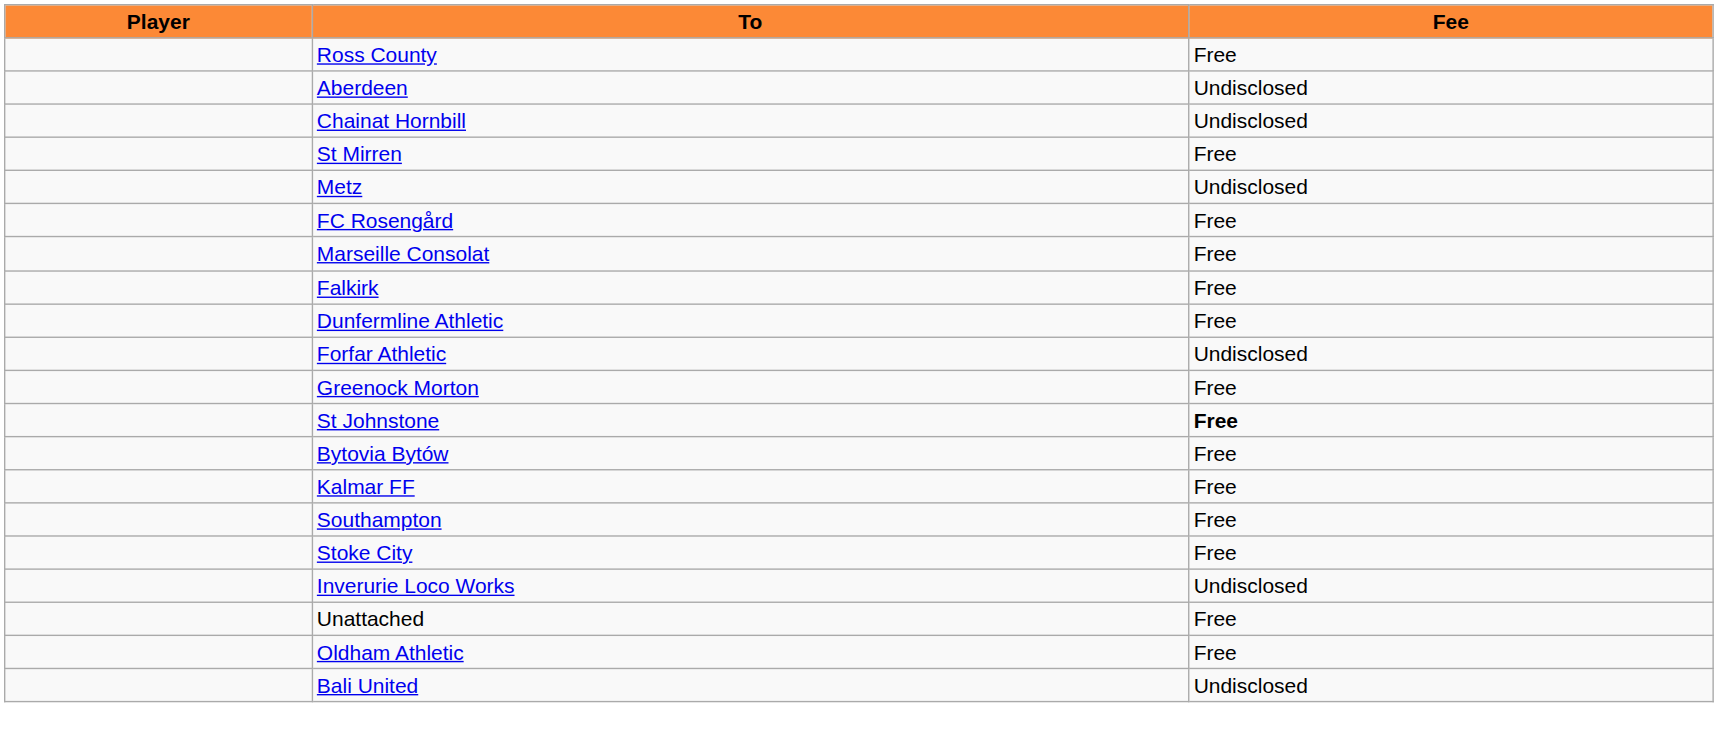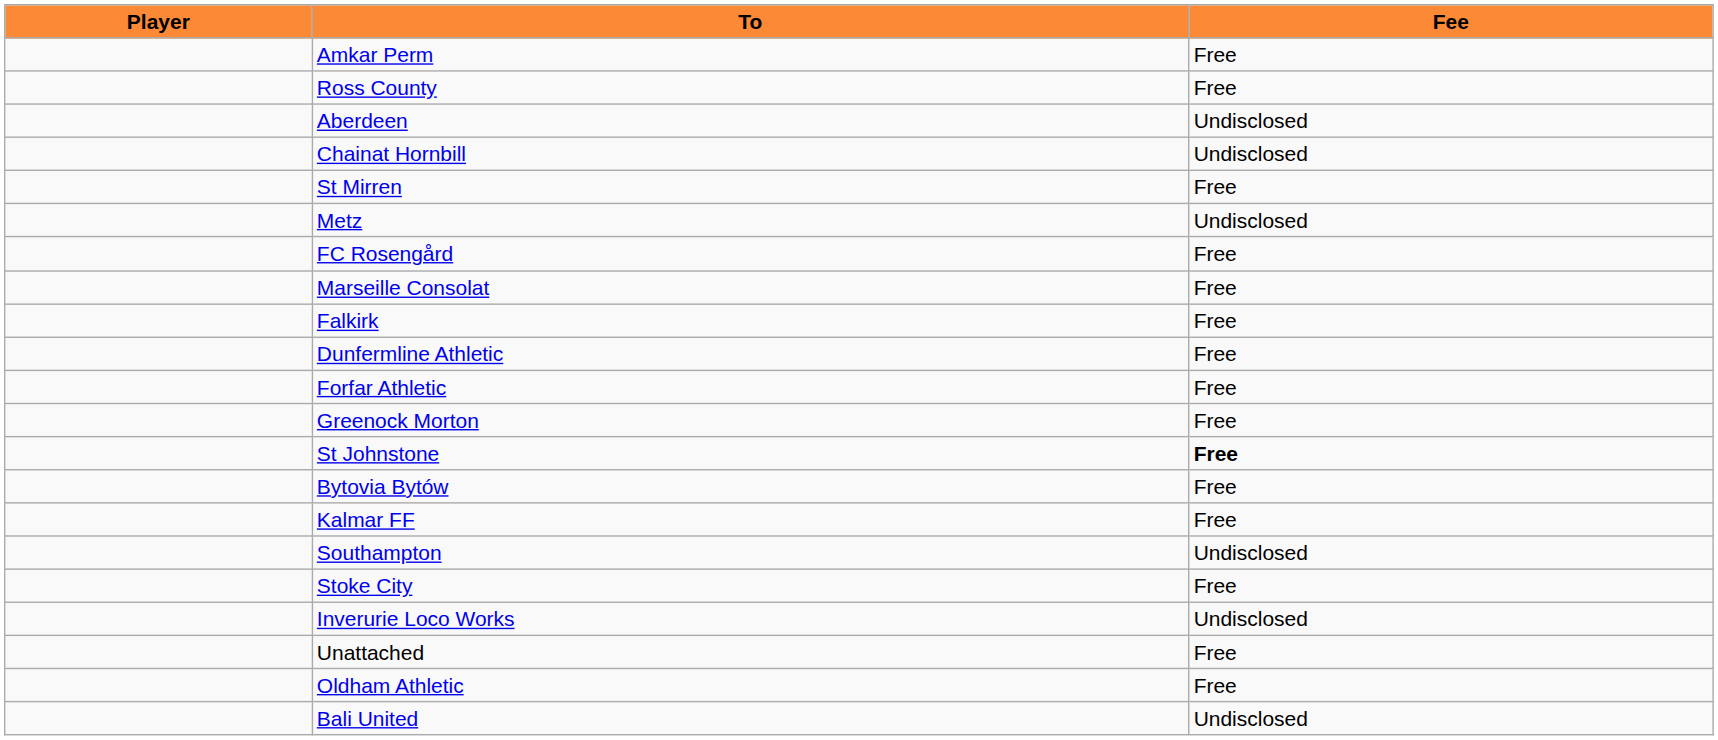+ row: (375, 55)
(1251, 354) Undisclosed -> (1215, 387) Free
(1215, 520) Free -> (1251, 553) Undisclosed
